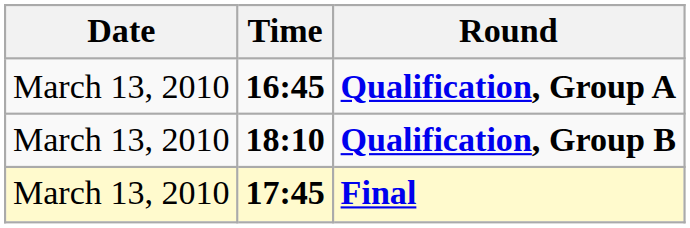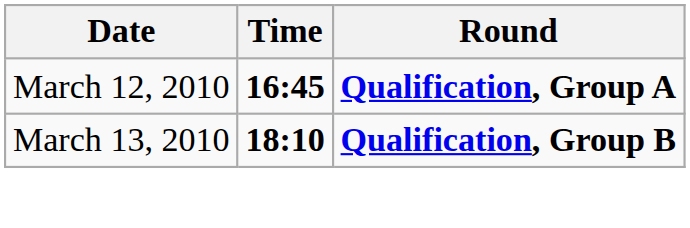(121, 85) March 13, 2010 -> (121, 85) March 12, 2010
- row: (378, 193)
